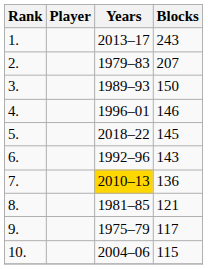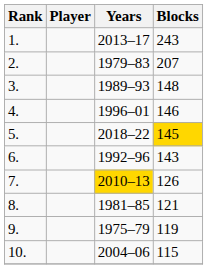(168, 87) 150 -> (168, 87) 148
(168, 134) no background -> (168, 134) gold background
(168, 181) 136 -> (168, 181) 126
(167, 228) 117 -> (167, 228) 119
